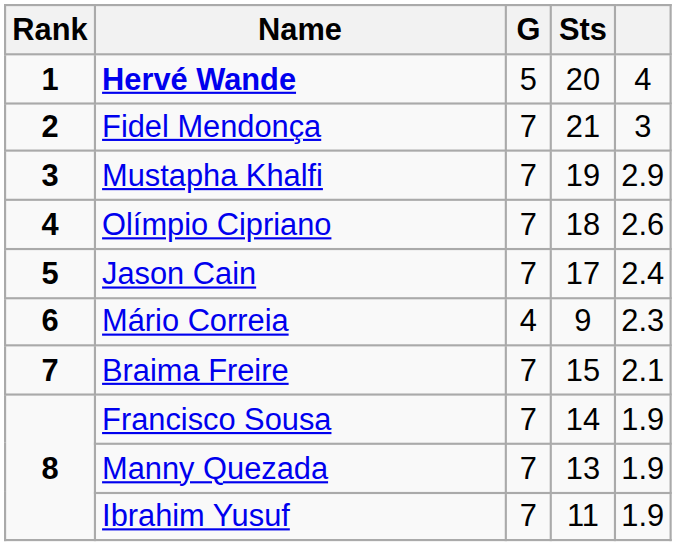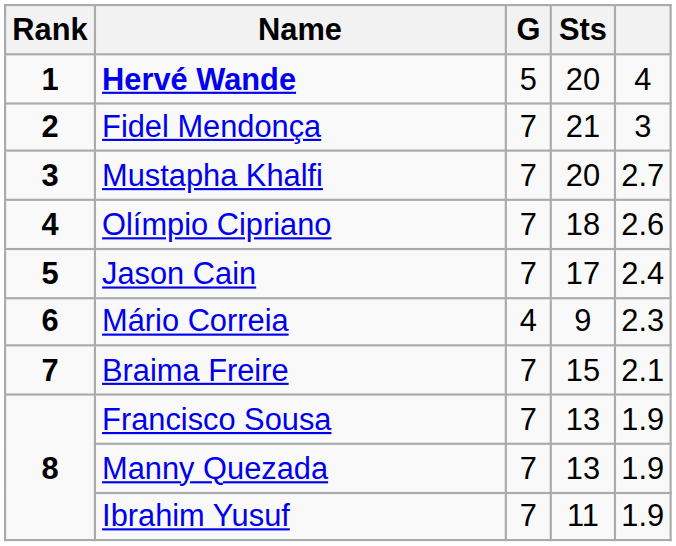(583, 176) 19 -> (583, 176) 20
(643, 176) 2.9 -> (643, 176) 2.7
(583, 419) 14 -> (583, 419) 13
